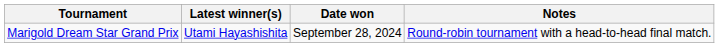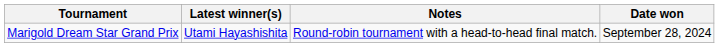columns swapped: (347, 14) <-> (559, 14)
